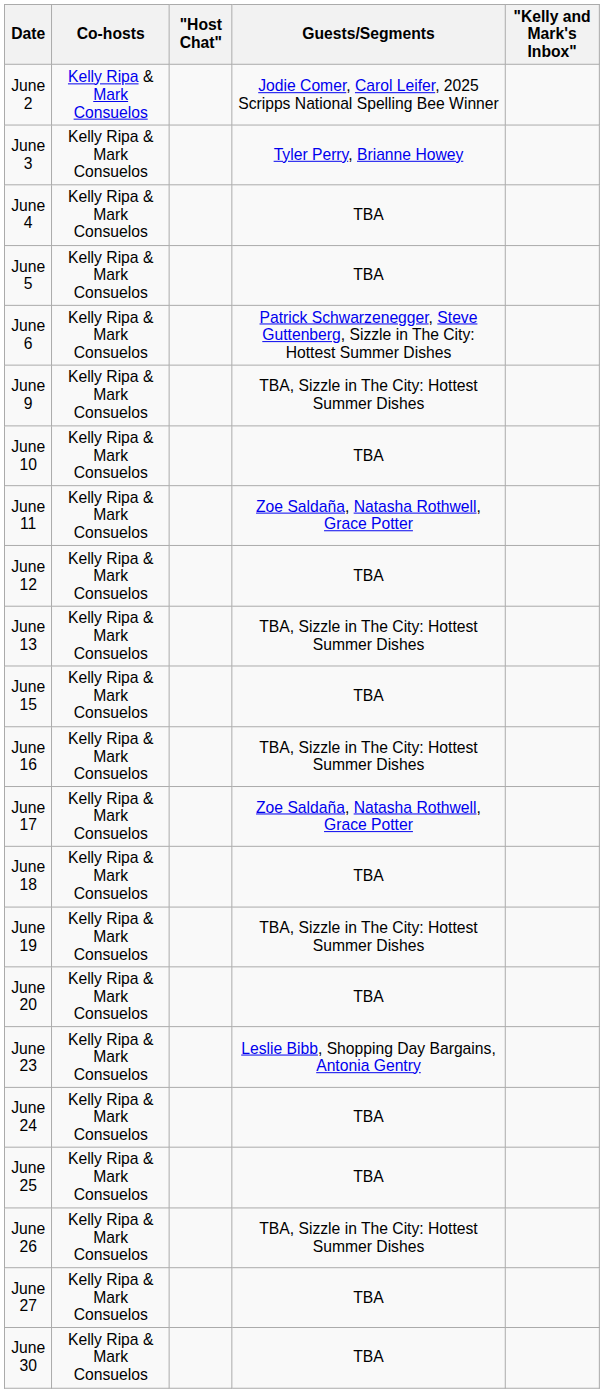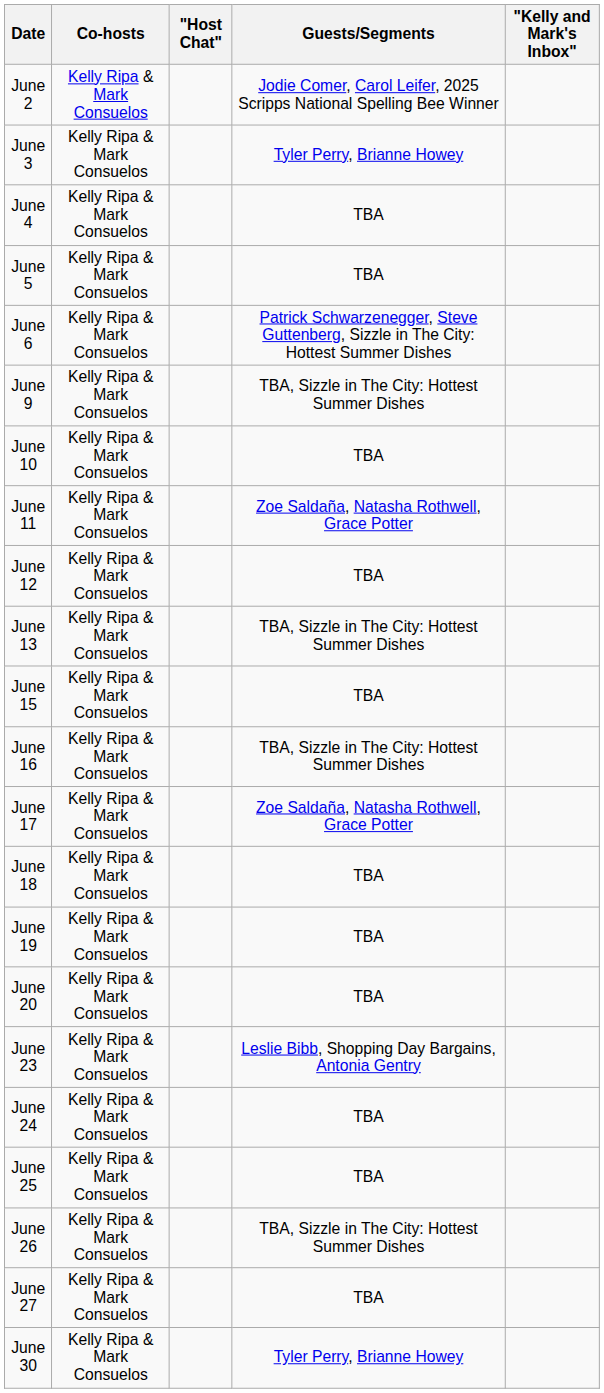(368, 936) TBA, Sizzle in The City: Hottest Summer Dishes -> (368, 936) TBA
(368, 1357) TBA -> (368, 1357) Tyler Perry, Brianne Howey
